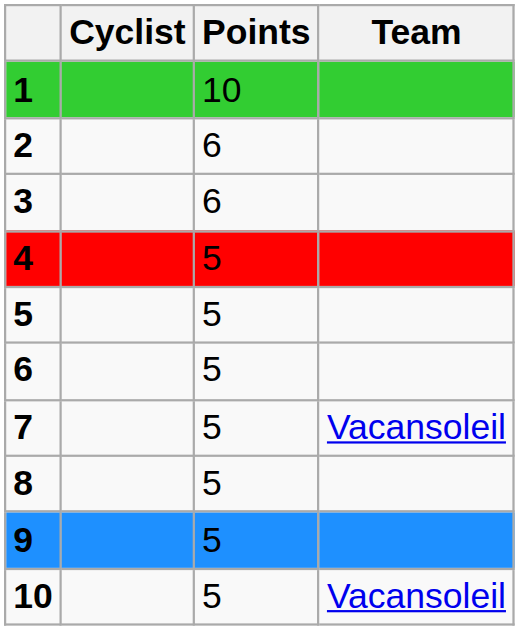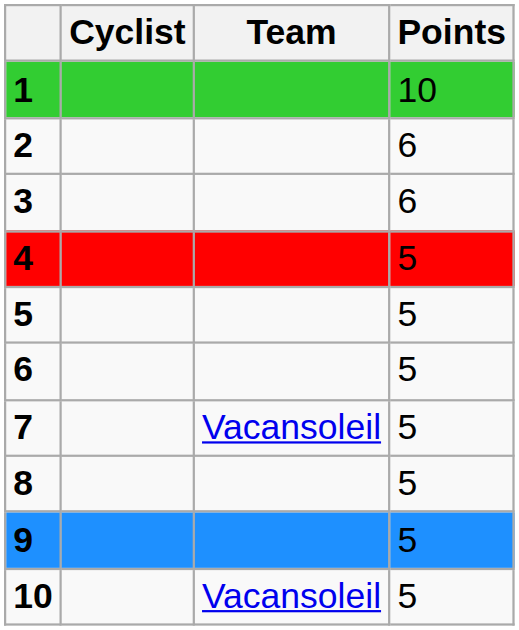columns swapped: (416, 32) <-> (256, 32)
